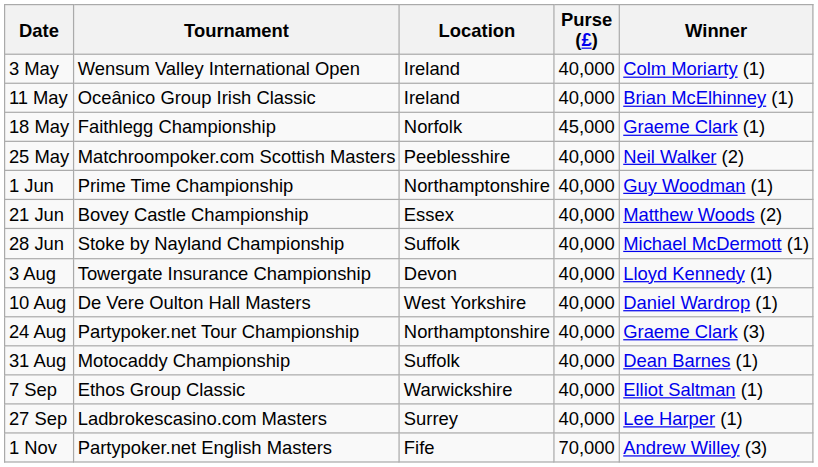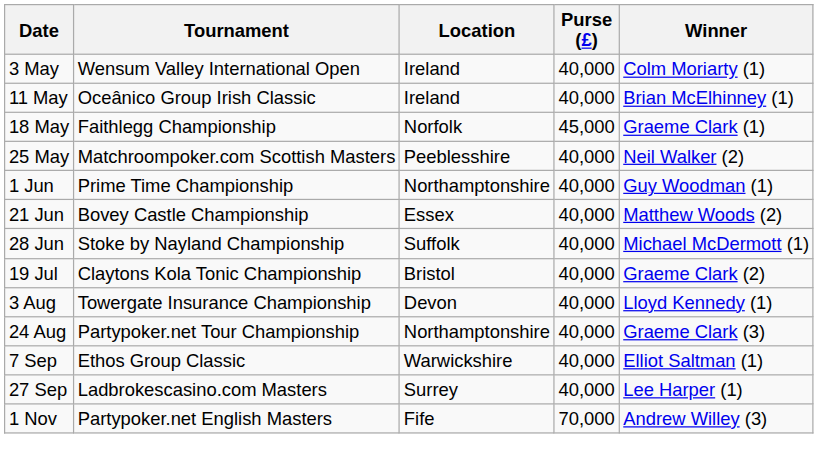+ row: (33, 273)
- row: (38, 302)
- row: (38, 360)
